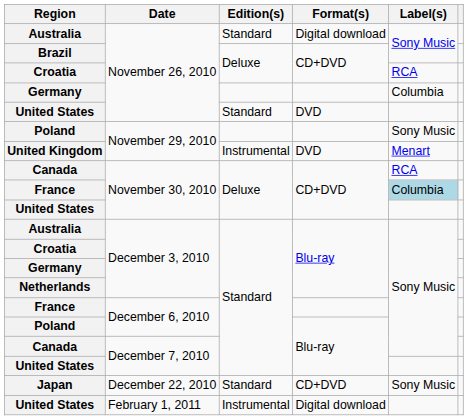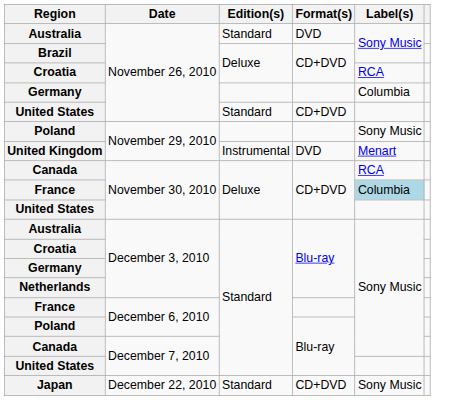(341, 33) Digital download -> (308, 33) DVD
(308, 111) DVD -> (321, 111) CD+DVD
- row: (55, 405)
